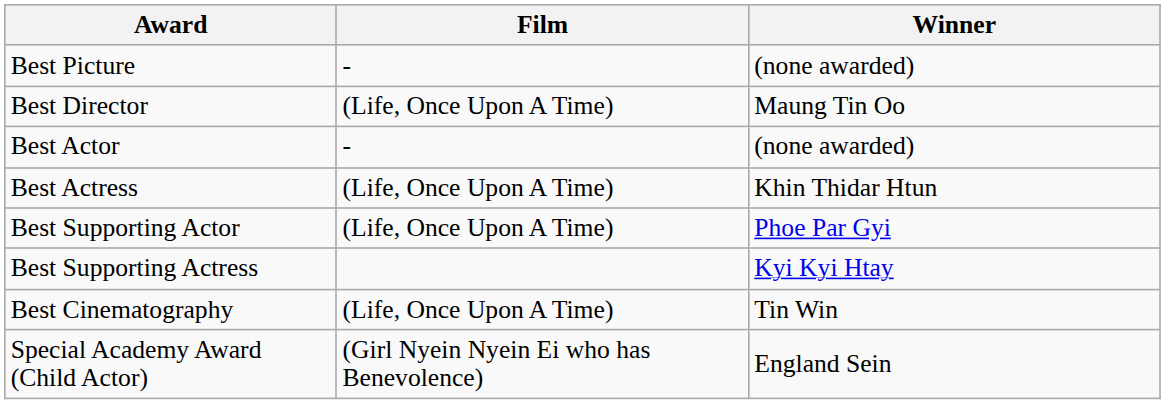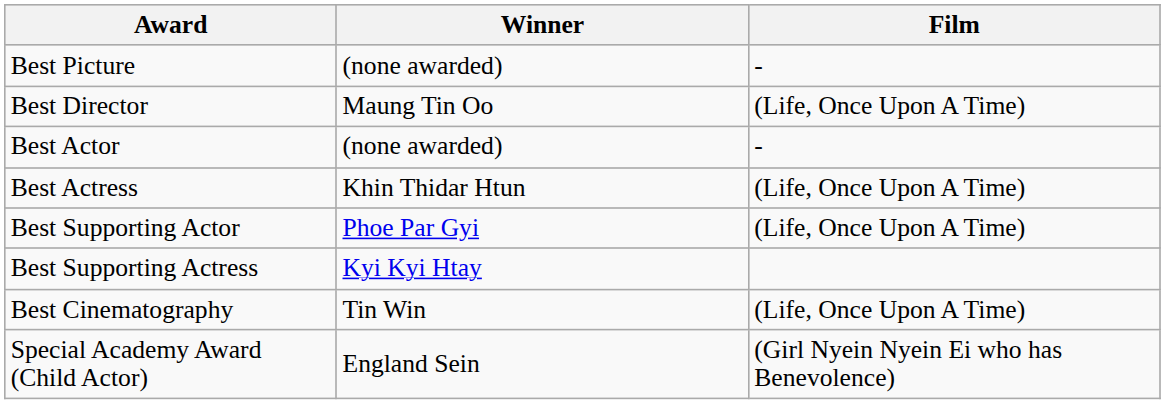columns swapped: (954, 24) <-> (543, 24)
